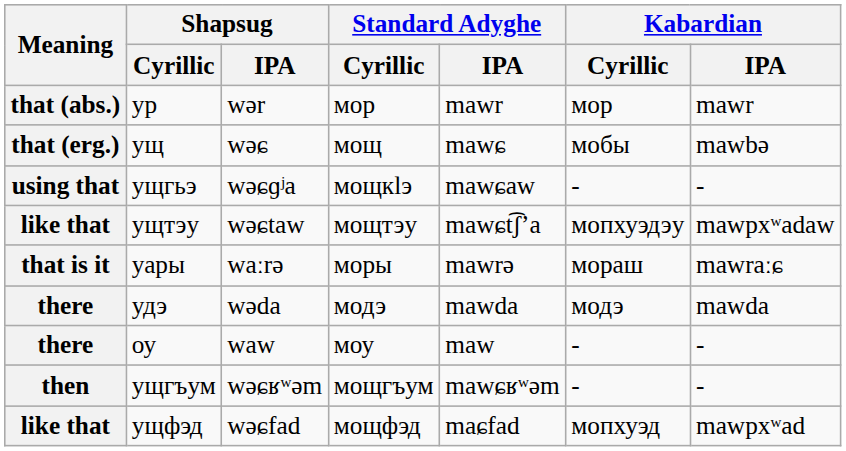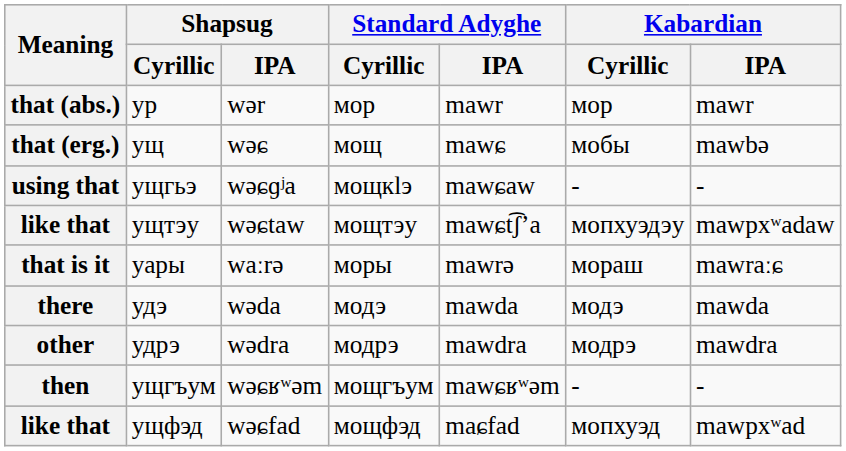- row: (144, 345)
+ row: (156, 345)
